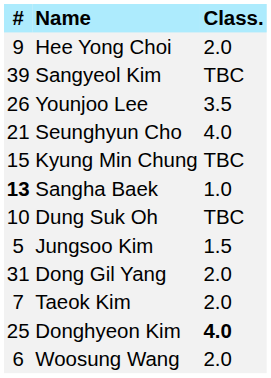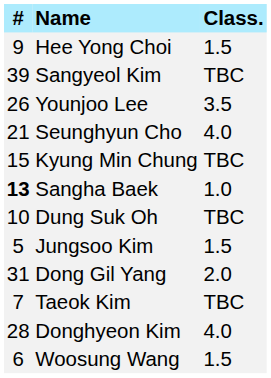(218, 47) 2.0 -> (218, 47) 1.5
(218, 302) 2.0 -> (224, 302) TBC
(18, 331) 25 -> (18, 331) 28
(218, 331) bold -> (218, 331) normal
(218, 359) 2.0 -> (218, 359) 1.5
